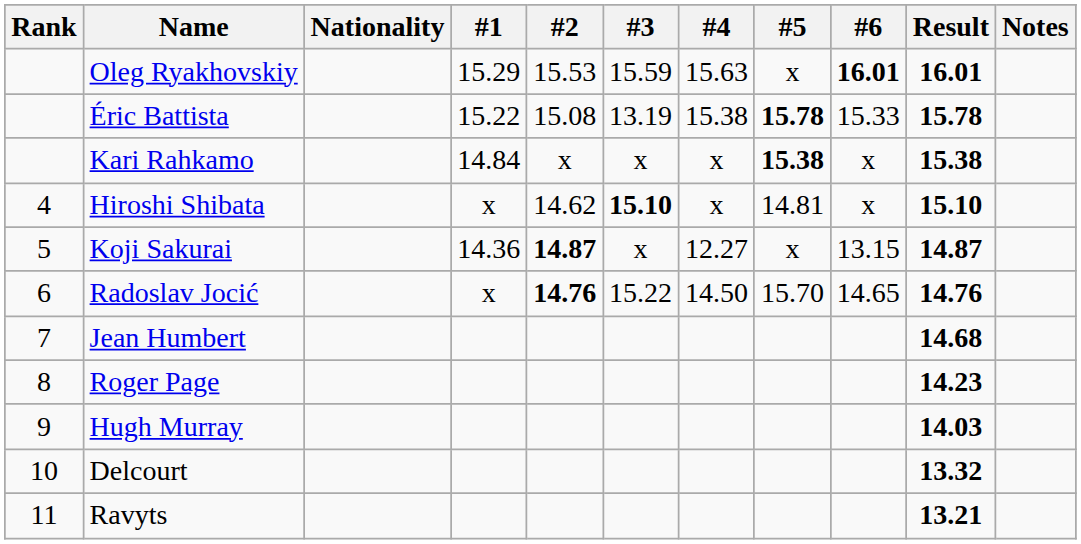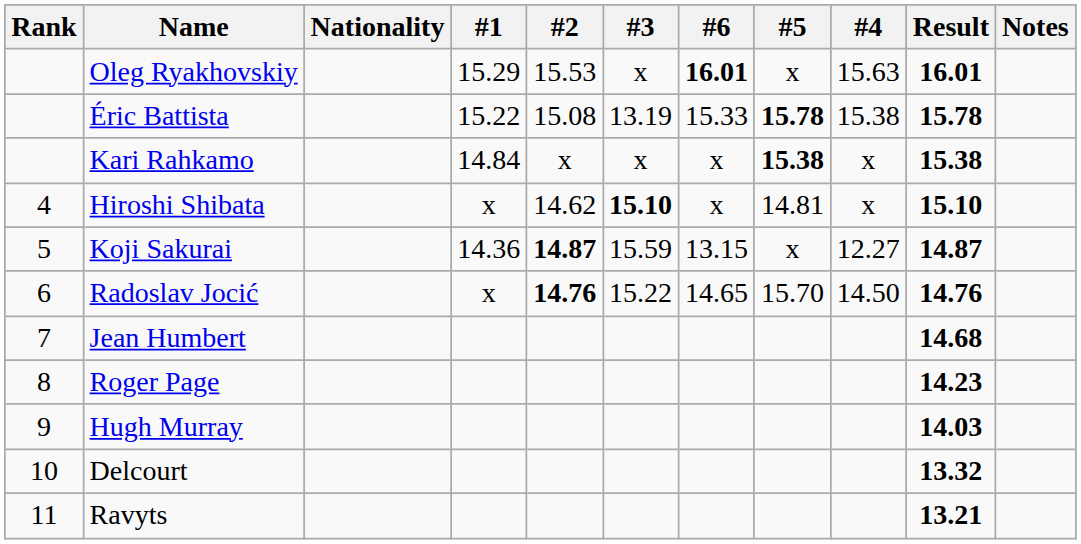columns swapped: (717, 26) <-> (868, 26)
(641, 71) 15.59 -> (641, 71) x
(641, 248) x -> (641, 248) 15.59
